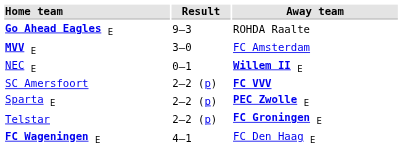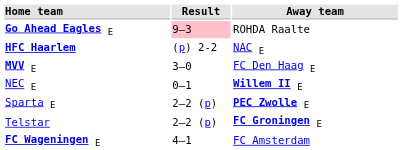(182, 29) no background -> (182, 29) pink background
+ row: (40, 48)
(272, 48) FC Amsterdam -> (274, 67) FC Den Haag E
- row: (47, 84)
(274, 138) FC Den Haag E -> (272, 141) FC Amsterdam
